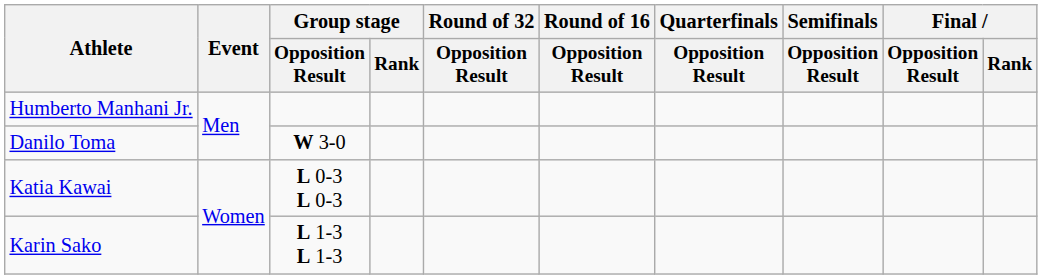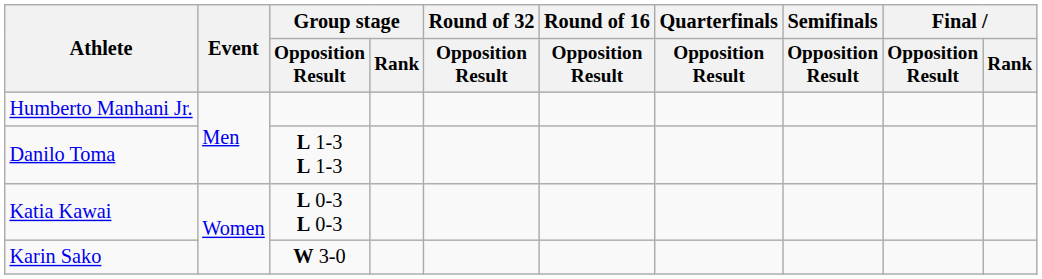(320, 142) W 3-0 -> (320, 154) L 1-3 L 1-3
(320, 245) L 1-3 L 1-3 -> (320, 257) W 3-0
